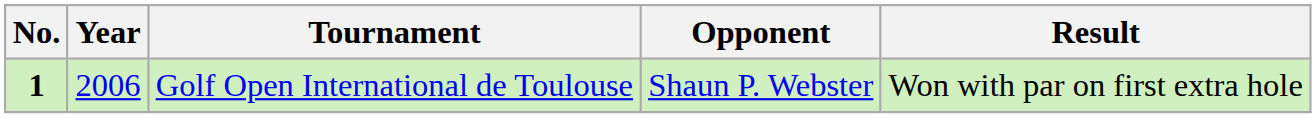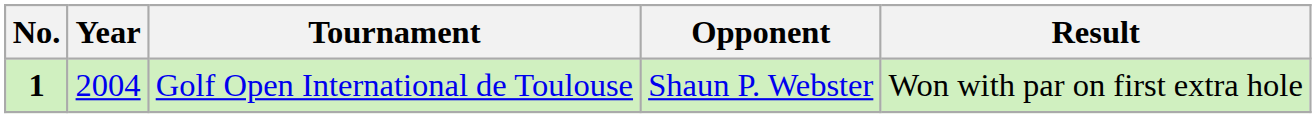(108, 85) 2006 -> (108, 85) 2004
